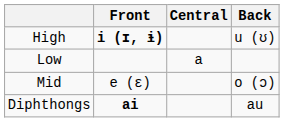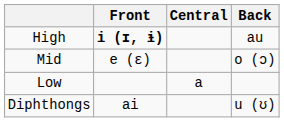(255, 38) u (ʊ) -> (255, 38) au
rows swapped: (49, 83) <-> (49, 61)
(130, 106) bold -> (130, 106) normal
(255, 106) au -> (255, 106) u (ʊ)
